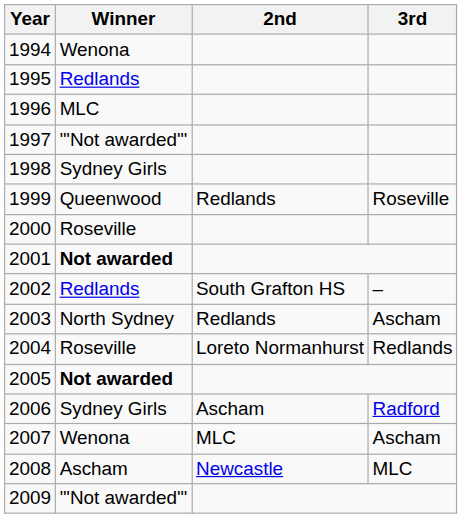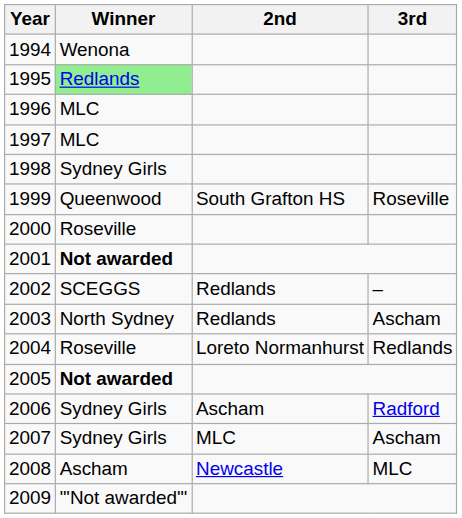(100, 79) no background -> (100, 79) lightgreen background
(123, 139) "'Not awarded'" -> (80, 139) MLC
(236, 199) Redlands -> (271, 199) South Grafton HS
(100, 288) Redlands -> (100, 288) SCEGGS
(271, 288) South Grafton HS -> (236, 288) Redlands
(95, 438) Wenona -> (113, 438) Sydney Girls
